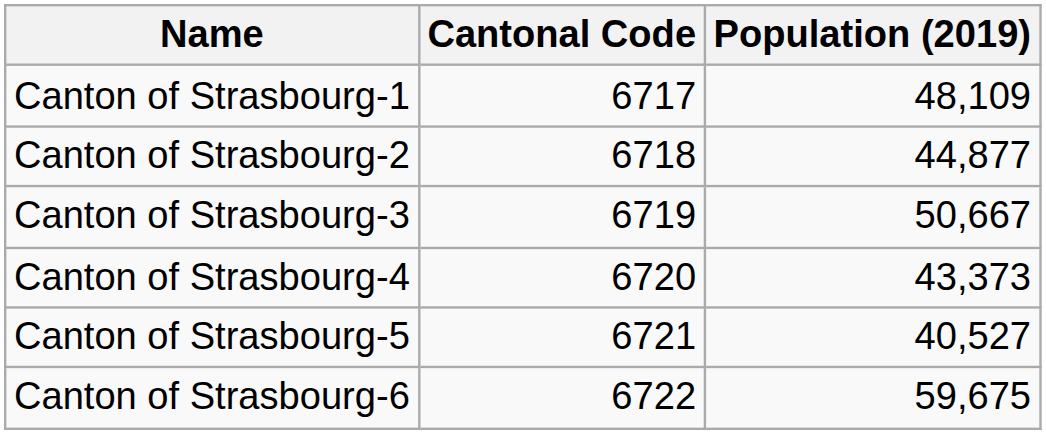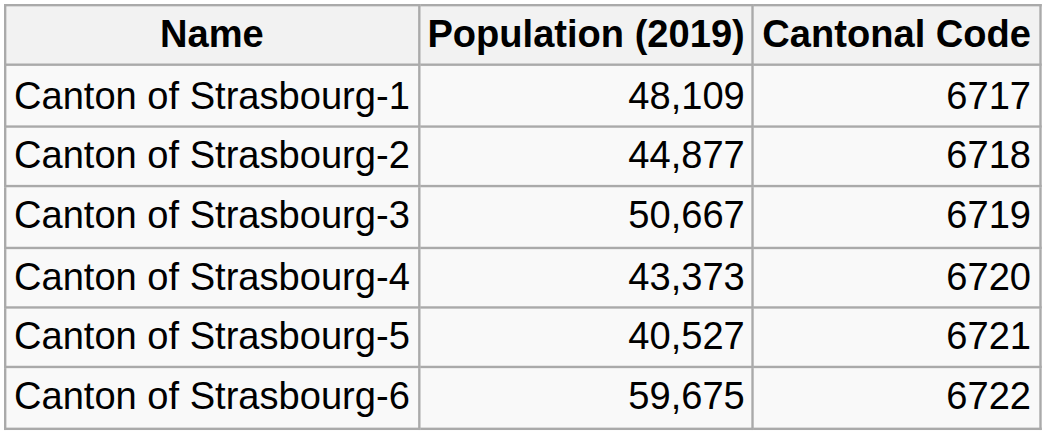columns swapped: (872, 34) <-> (562, 34)
